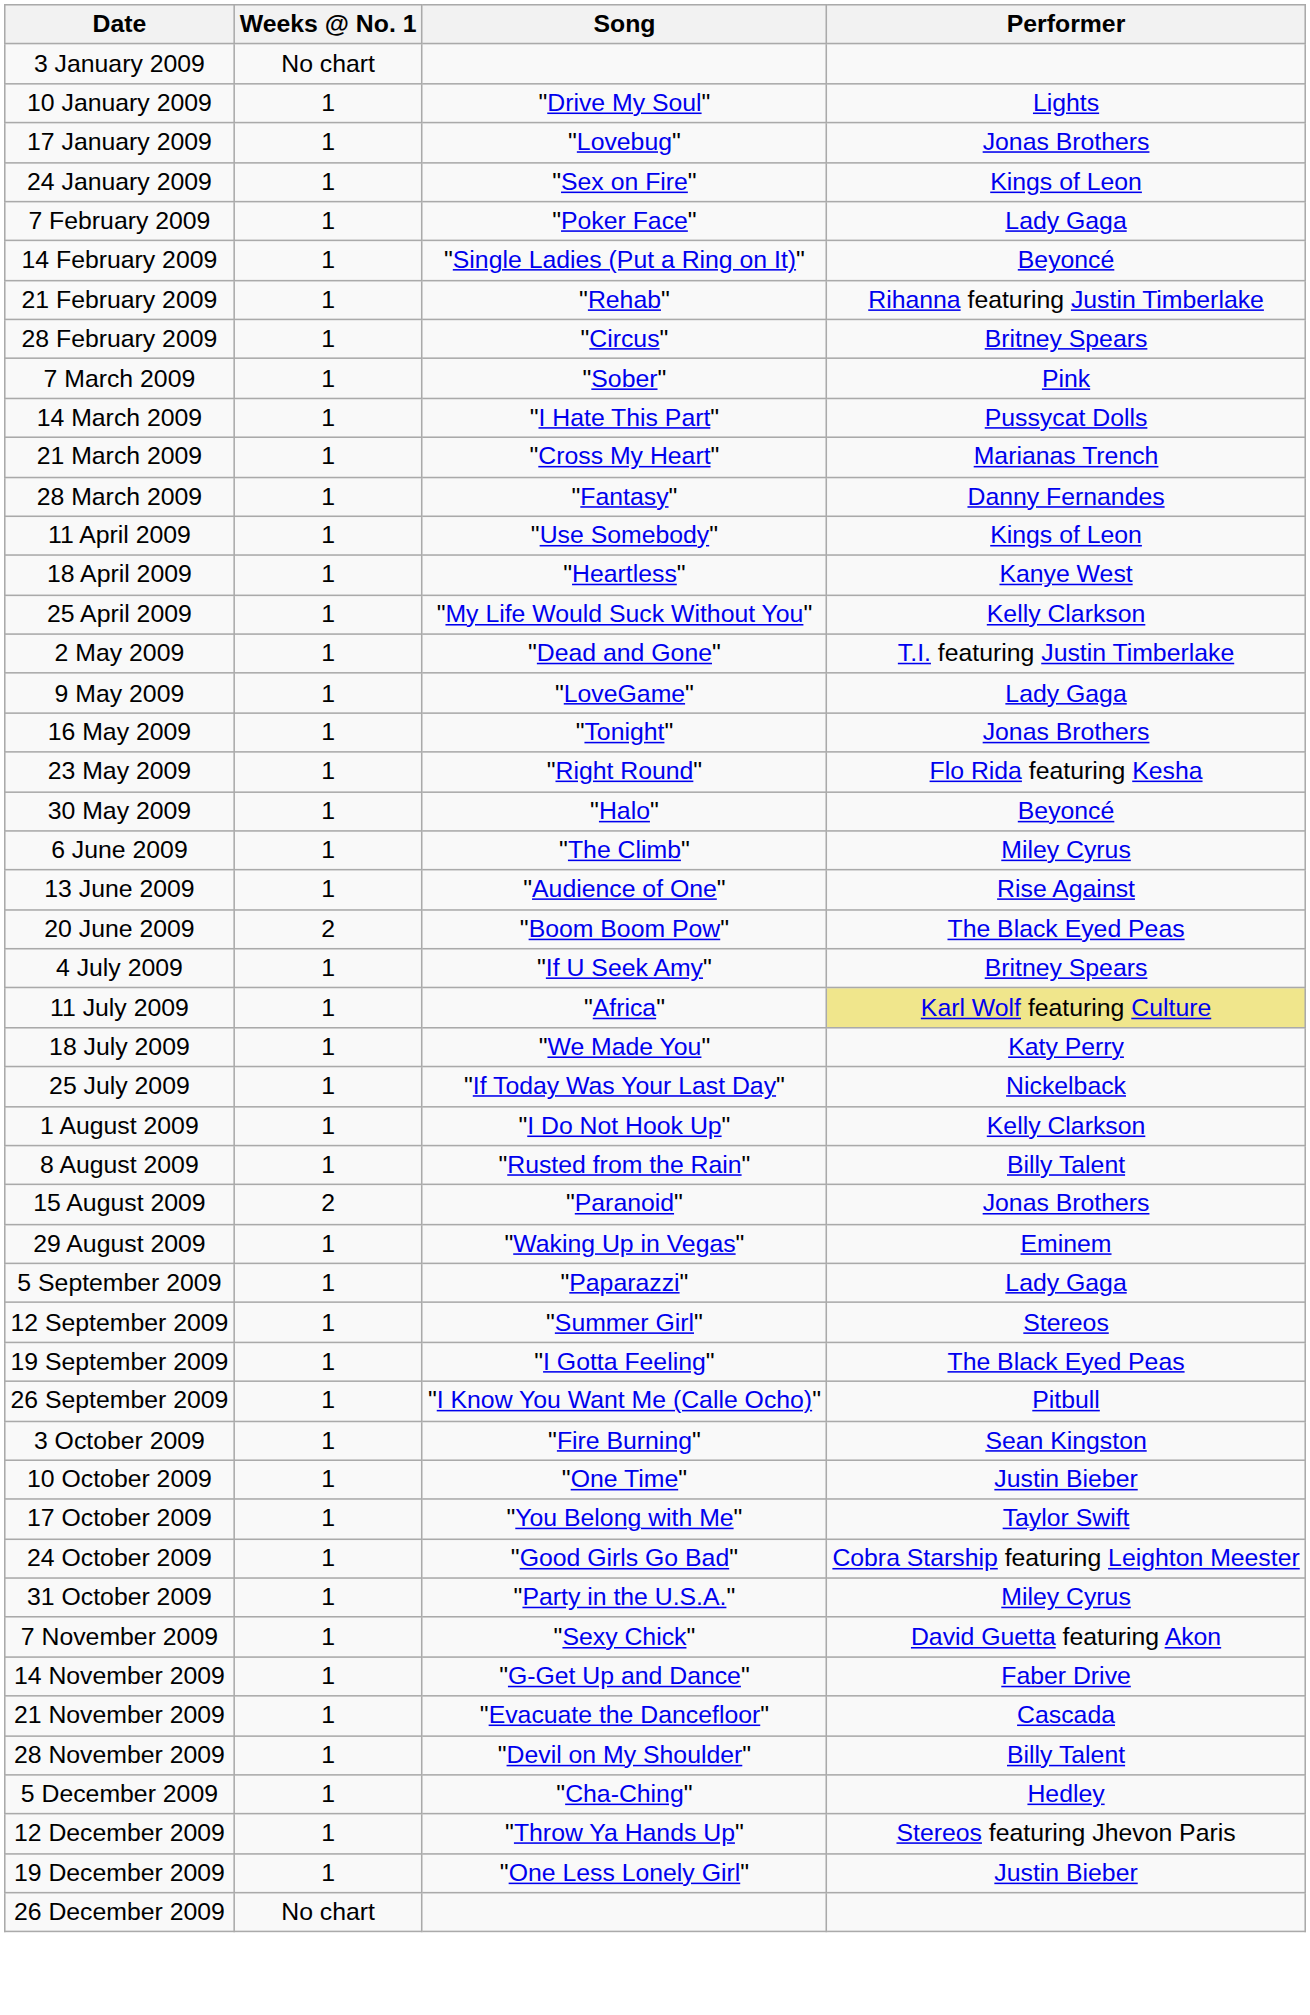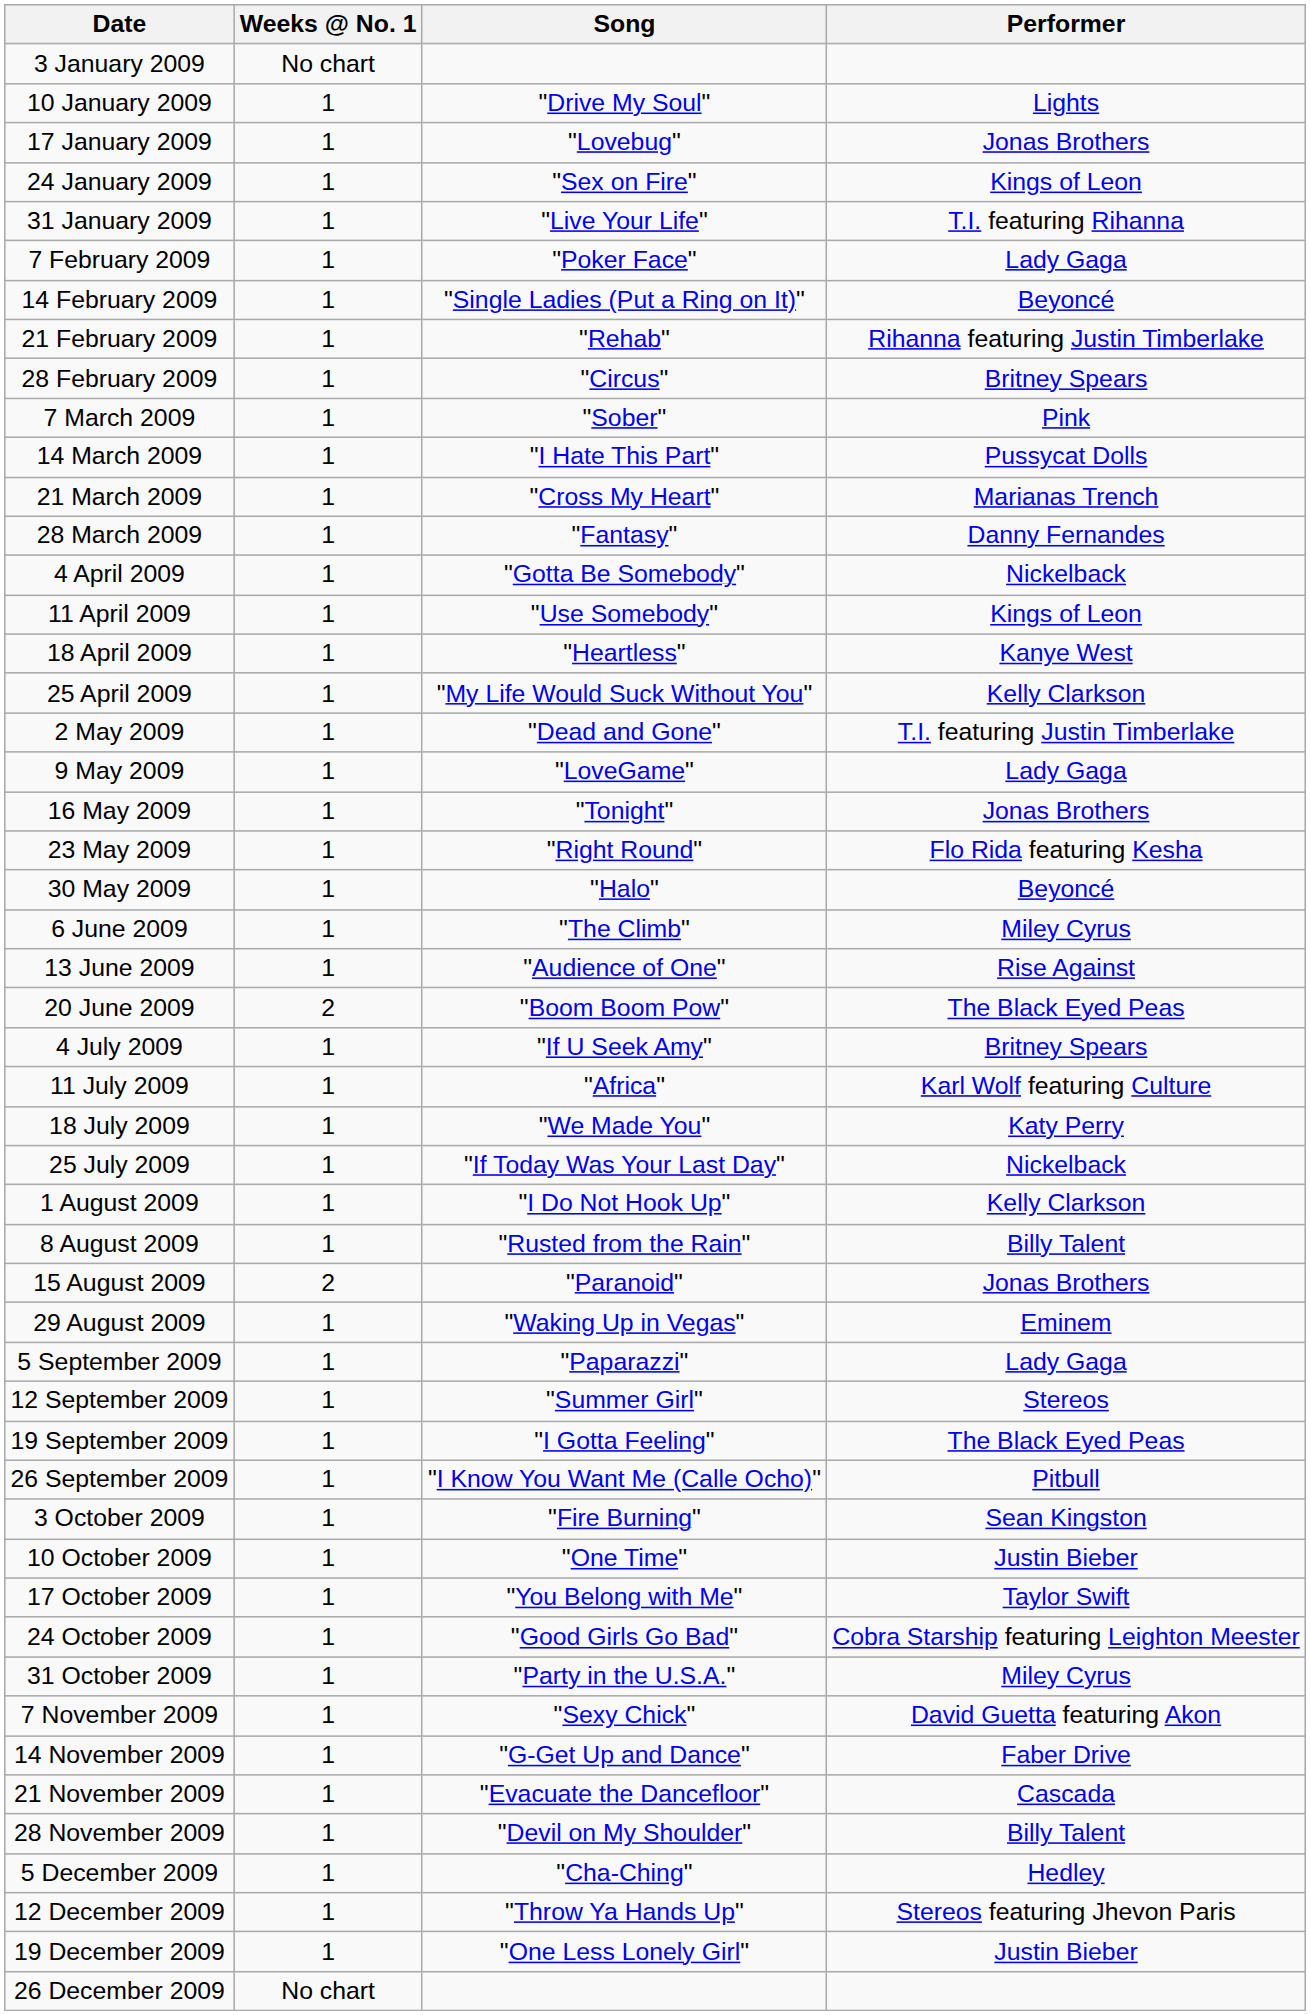+ row: (119, 220)
+ row: (119, 574)
(1066, 1007) khaki background -> (1066, 1086) no background
